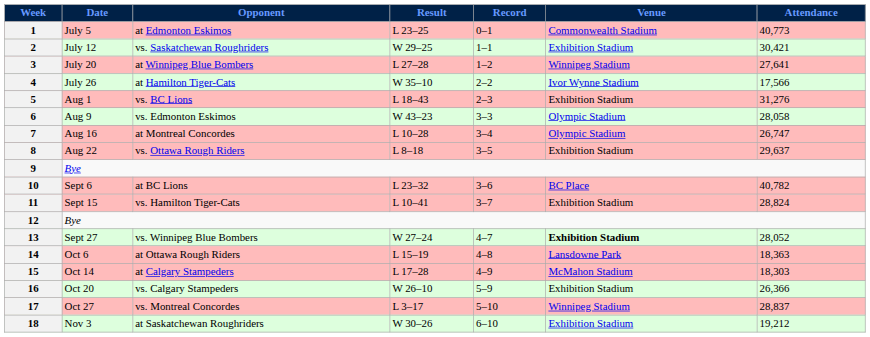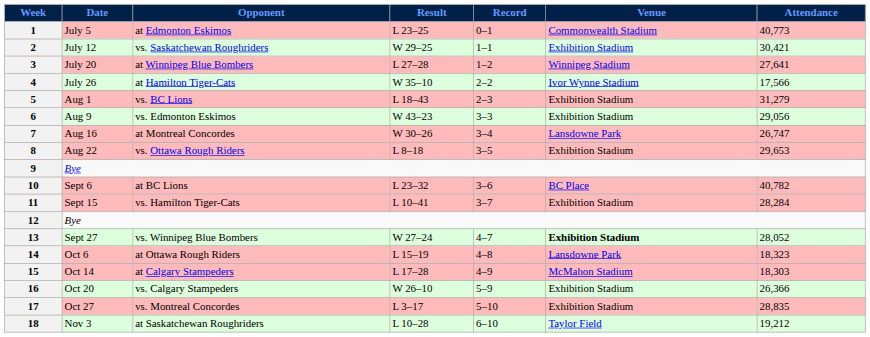(775, 99) 31,276 -> (775, 99) 31,279
(587, 116) Olympic Stadium -> (591, 116) Exhibition Stadium
(775, 116) 28,058 -> (775, 116) 29,056
(410, 133) L 10–28 -> (412, 133) W 30–26
(587, 133) Olympic Stadium -> (585, 133) Lansdowne Park
(775, 151) 29,637 -> (775, 151) 29,653
(775, 202) 28,824 -> (775, 202) 28,284
(775, 254) 18,363 -> (775, 254) 18,323
(589, 306) Winnipeg Stadium -> (591, 306) Exhibition Stadium
(775, 306) 28,837 -> (775, 306) 28,835
(412, 323) W 30–26 -> (410, 323) L 10–28
(591, 323) Exhibition Stadium -> (575, 323) Taylor Field
